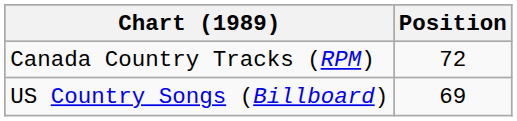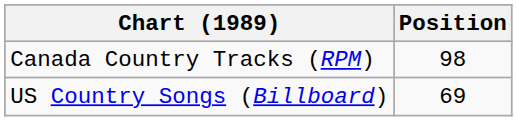(453, 60) 72 -> (453, 60) 98
